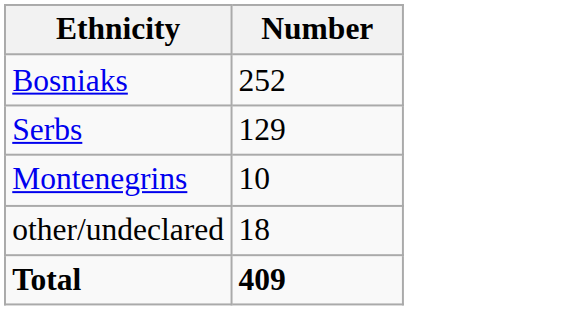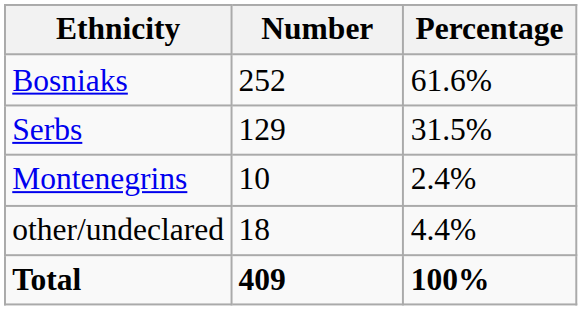+ column: (489, 29)
